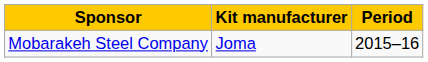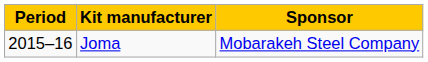columns swapped: (387, 17) <-> (108, 17)
